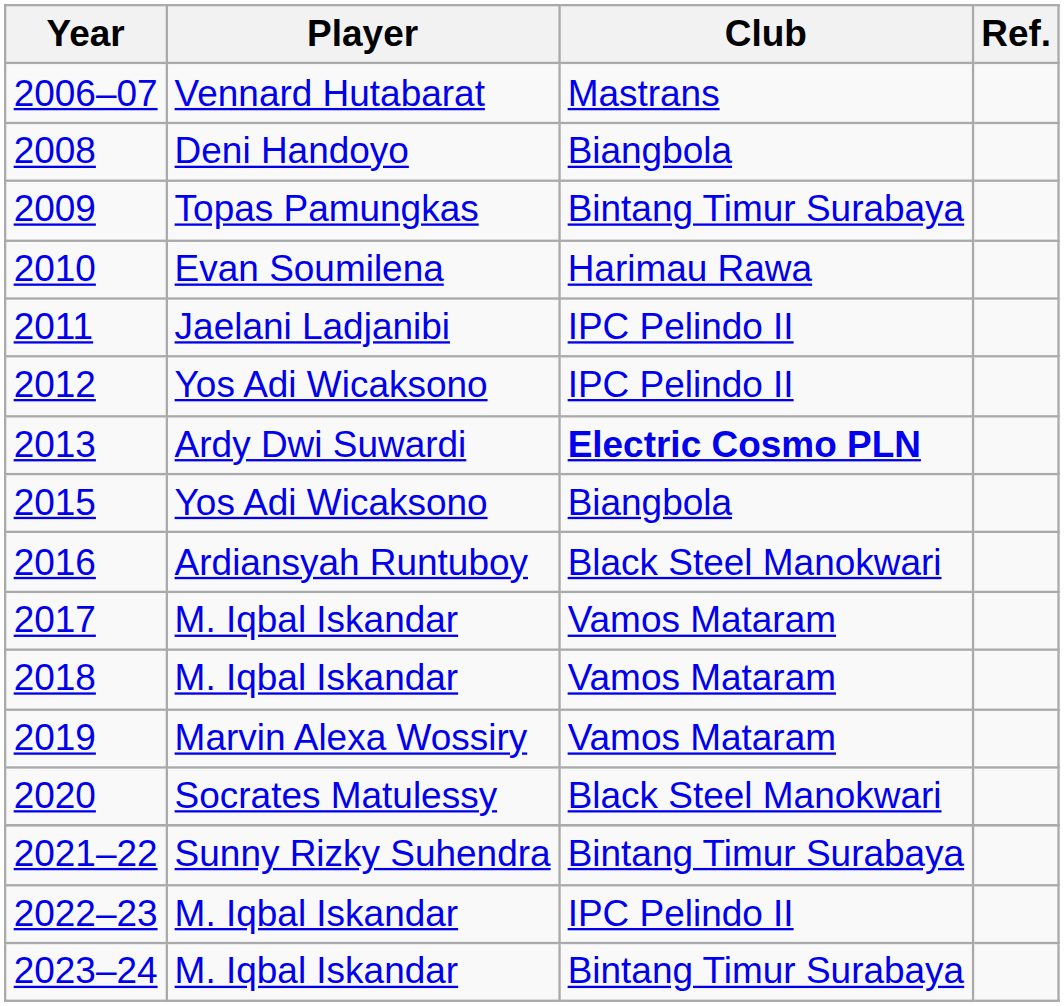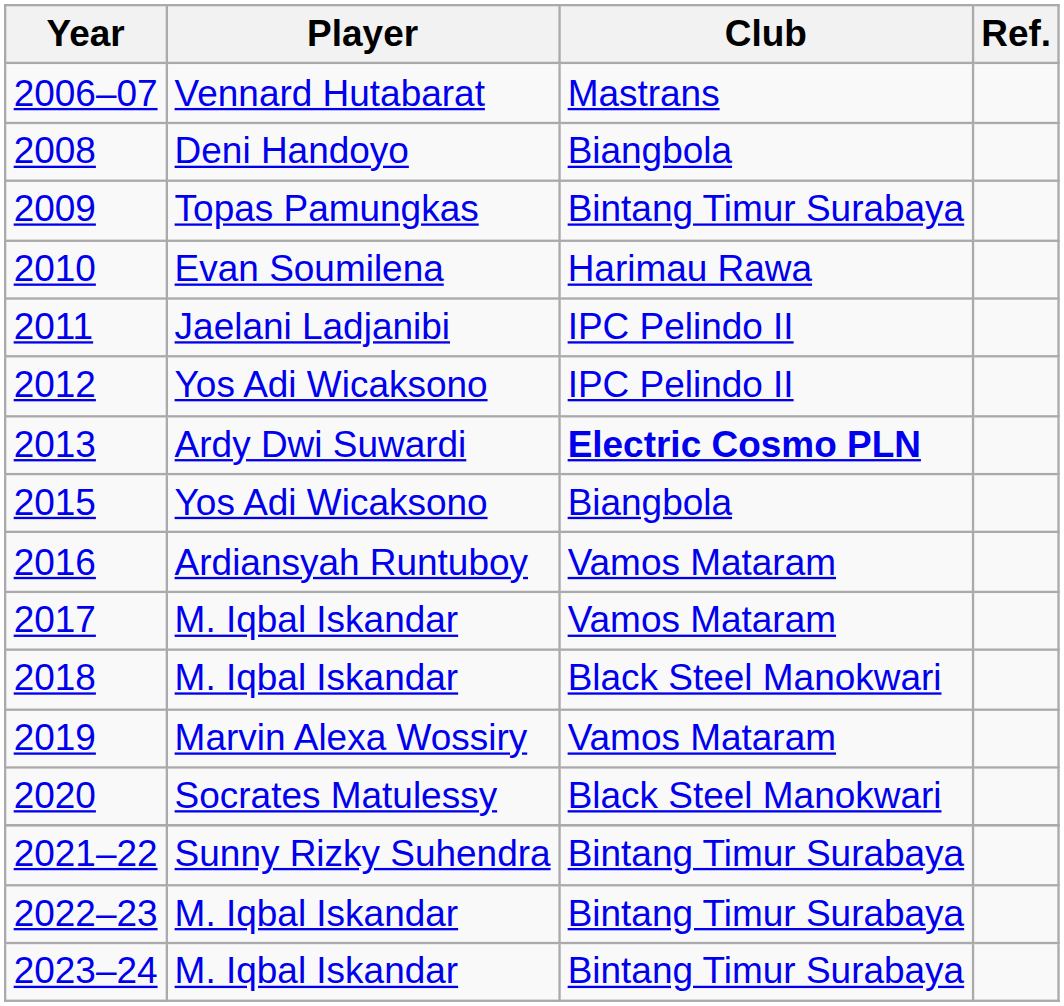(755, 561) Black Steel Manokwari -> (702, 561) Vamos Mataram
(702, 678) Vamos Mataram -> (755, 678) Black Steel Manokwari
(681, 913) IPC Pelindo II -> (766, 913) Bintang Timur Surabaya
